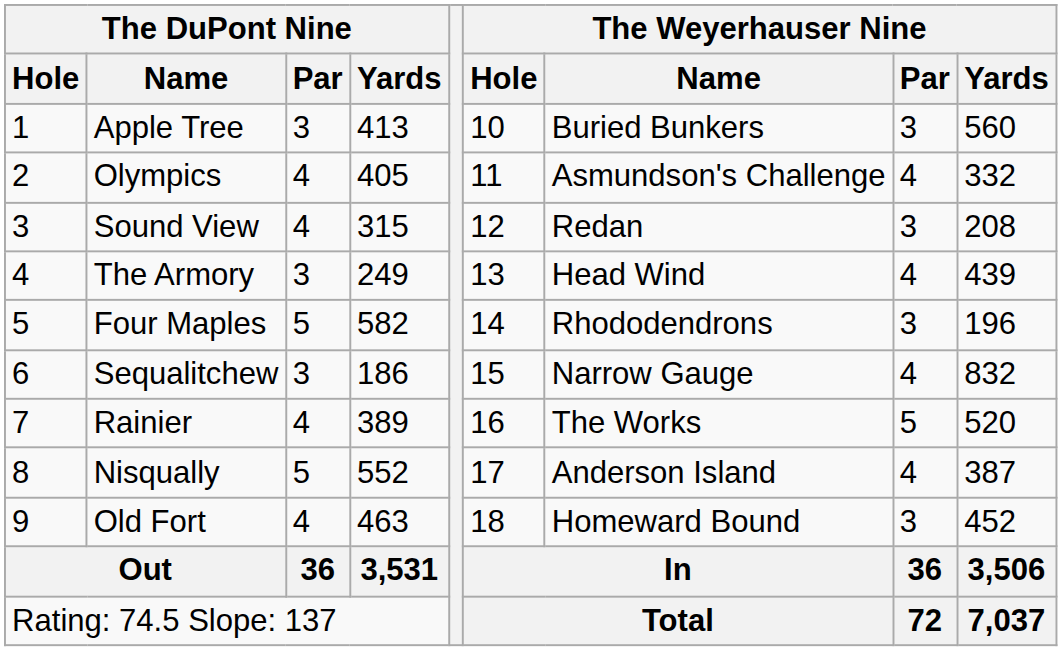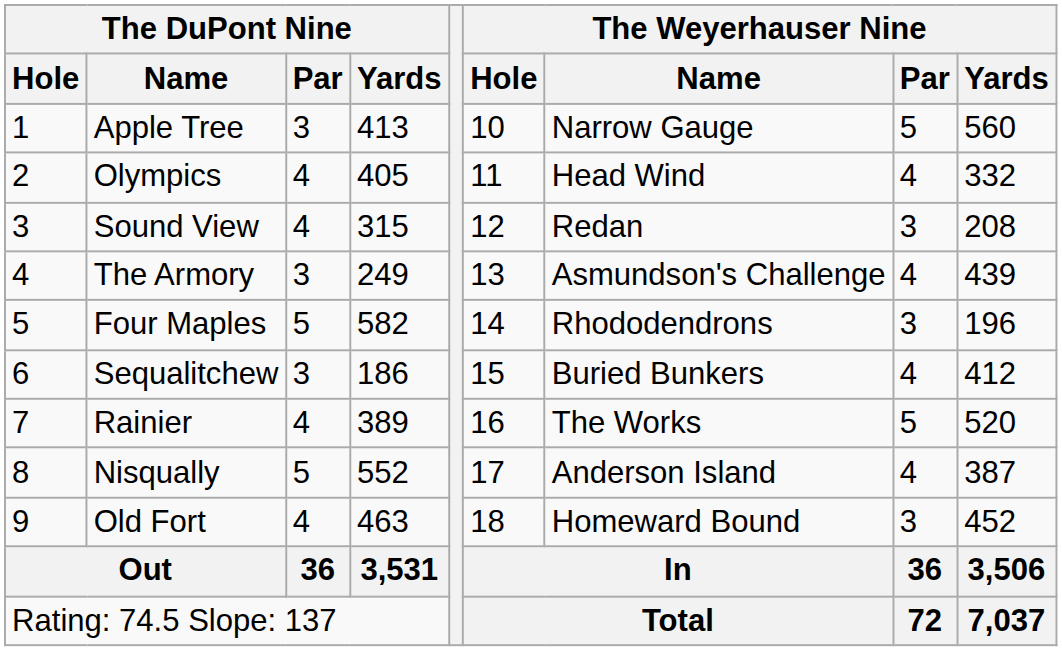(658, 127) Buried Bunkers -> (653, 127) Narrow Gauge
(908, 127) 3 -> (908, 127) 5
(719, 176) Asmundson's Challenge -> (629, 176) Head Wind
(629, 275) Head Wind -> (719, 275) Asmundson's Challenge
(653, 373) Narrow Gauge -> (658, 373) Buried Bunkers
(990, 373) 832 -> (990, 373) 412
